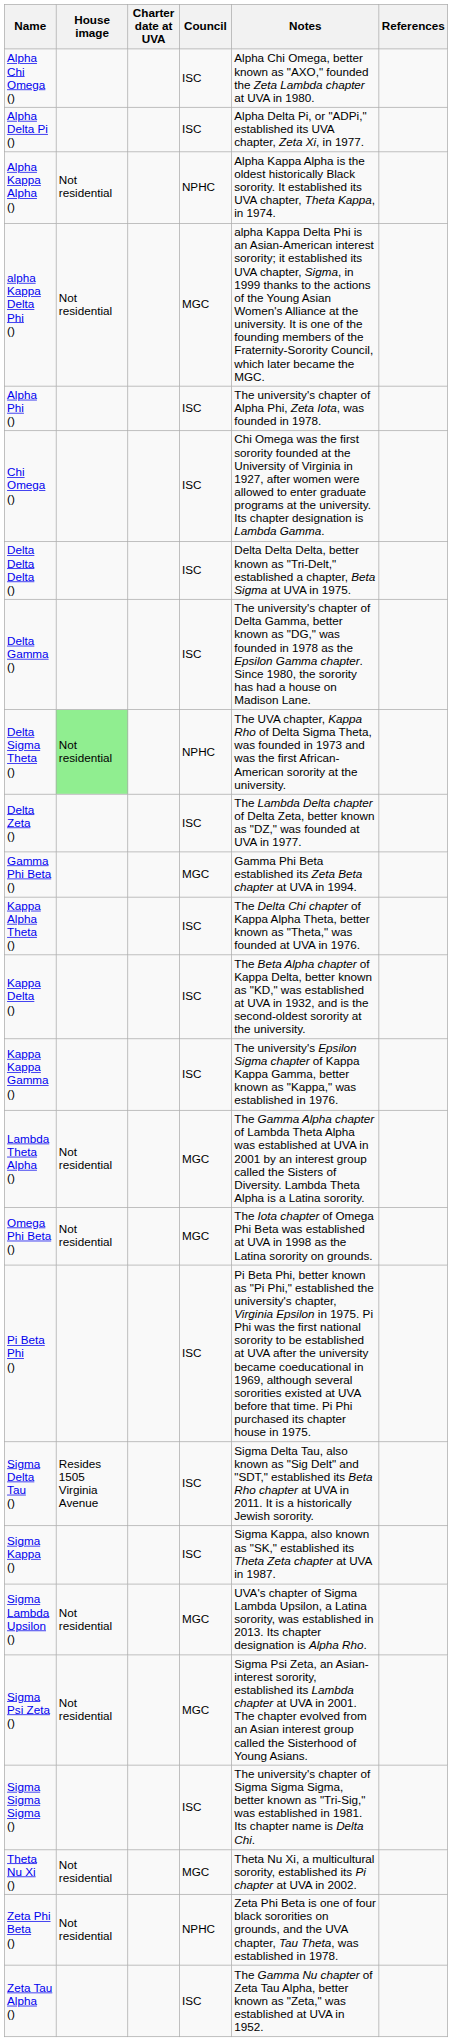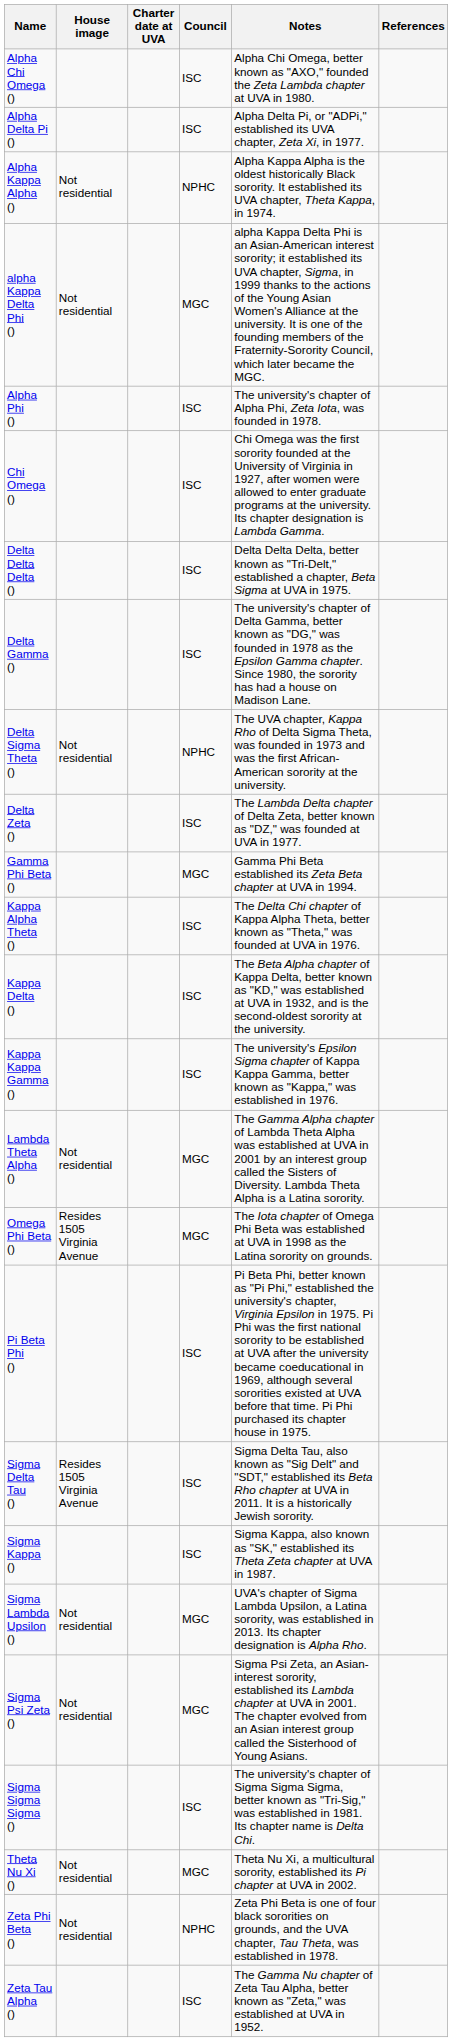(85, 752) lightgreen background -> (85, 752) no background
(85, 1236) Not residential -> (80, 1236) Resides 1505 Virginia Avenue
